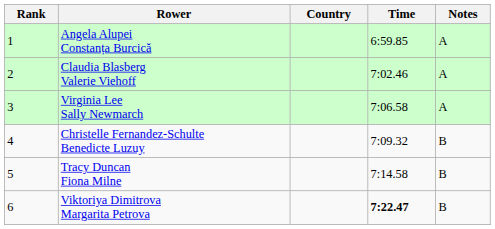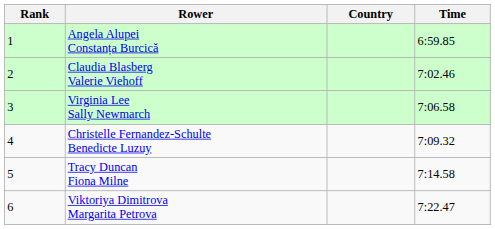- column: (463, 14)
(390, 207) bold -> (436, 207) normal
